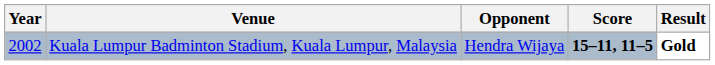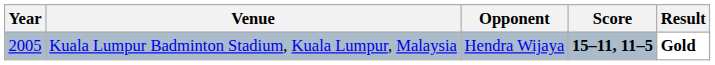(25, 45) 2002 -> (25, 45) 2005
